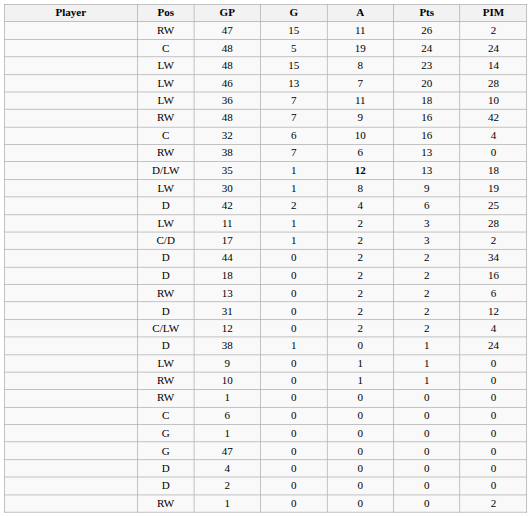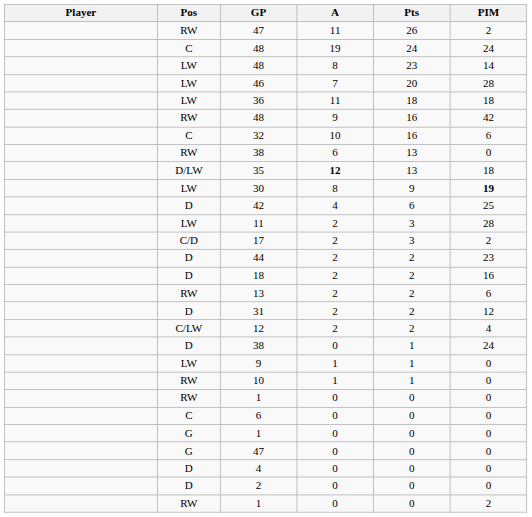- column: (294, 13)
(493, 100) 10 -> (488, 100) 18
(493, 135) 4 -> (488, 135) 6
(493, 188) normal -> (488, 188) bold
(493, 258) 34 -> (488, 258) 23
